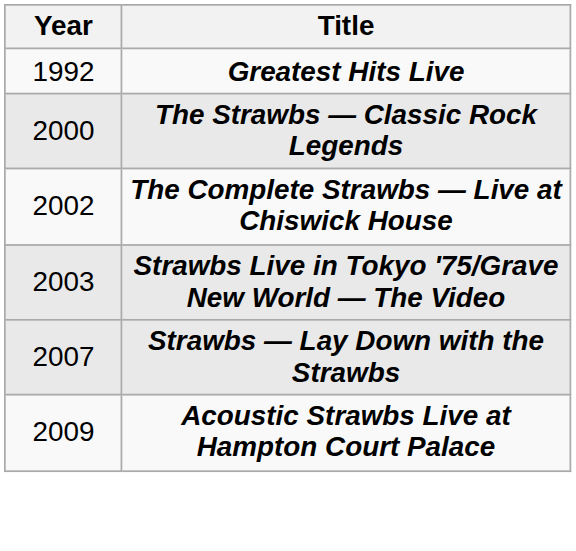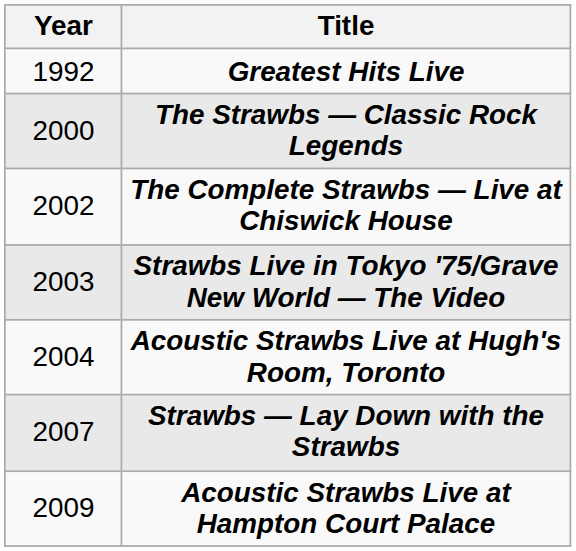+ row: (346, 356)
